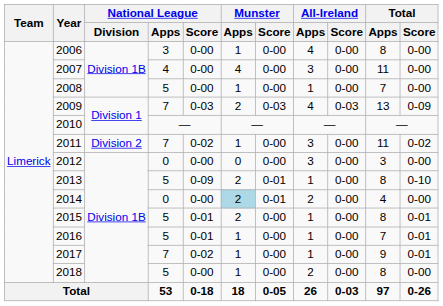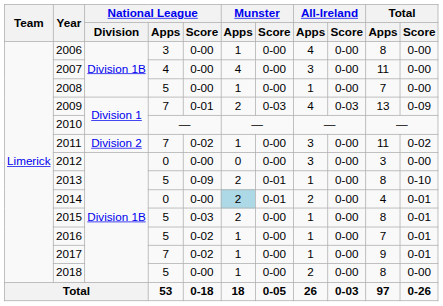(202, 106) 0-03 -> (202, 106) 0-01
(419, 198) 0-00 -> (419, 198) 0-01
(202, 217) 0-01 -> (202, 217) 0-03
(202, 236) 0-01 -> (202, 236) 0-02
